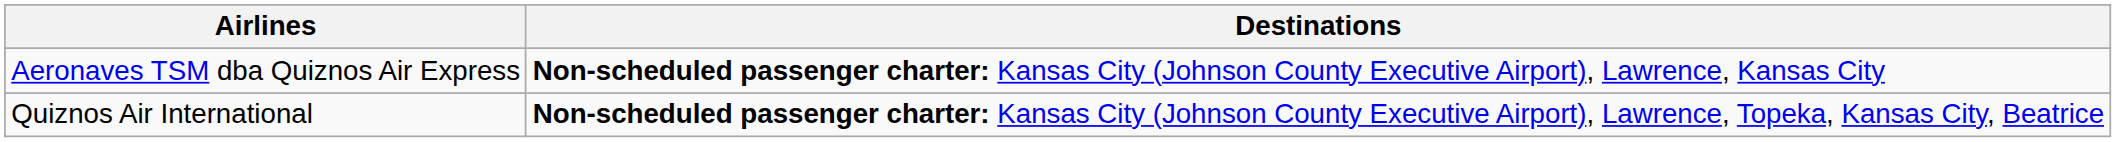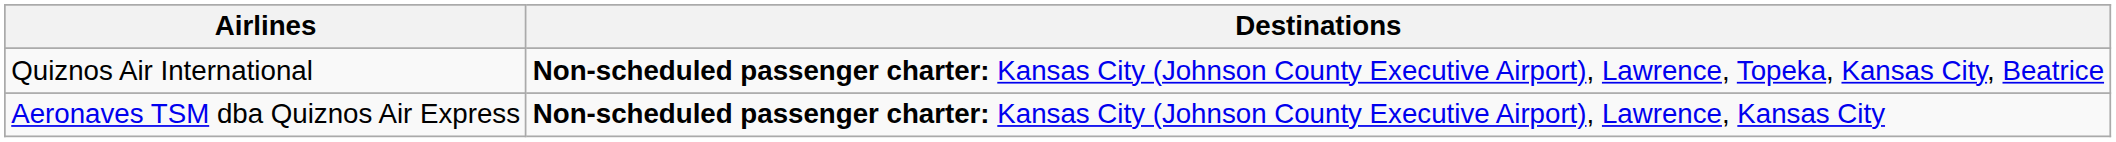rows swapped: (162, 114) <-> (266, 70)
